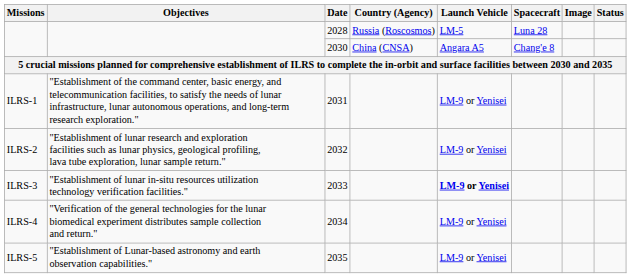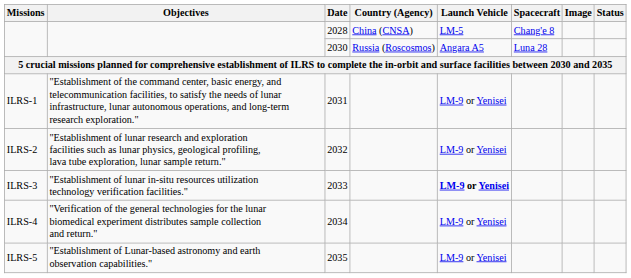(394, 30) Russia (Roscosmos) -> (383, 30) China (CNSA)
(531, 30) Luna 28 -> (534, 30) Chang'e 8
(383, 47) China (CNSA) -> (394, 47) Russia (Roscosmos)
(534, 47) Chang'e 8 -> (531, 47) Luna 28
